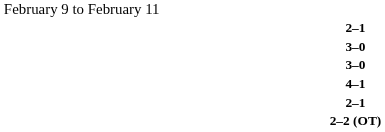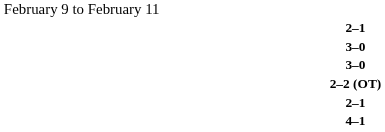rows swapped: (149, 84) <-> (149, 121)
